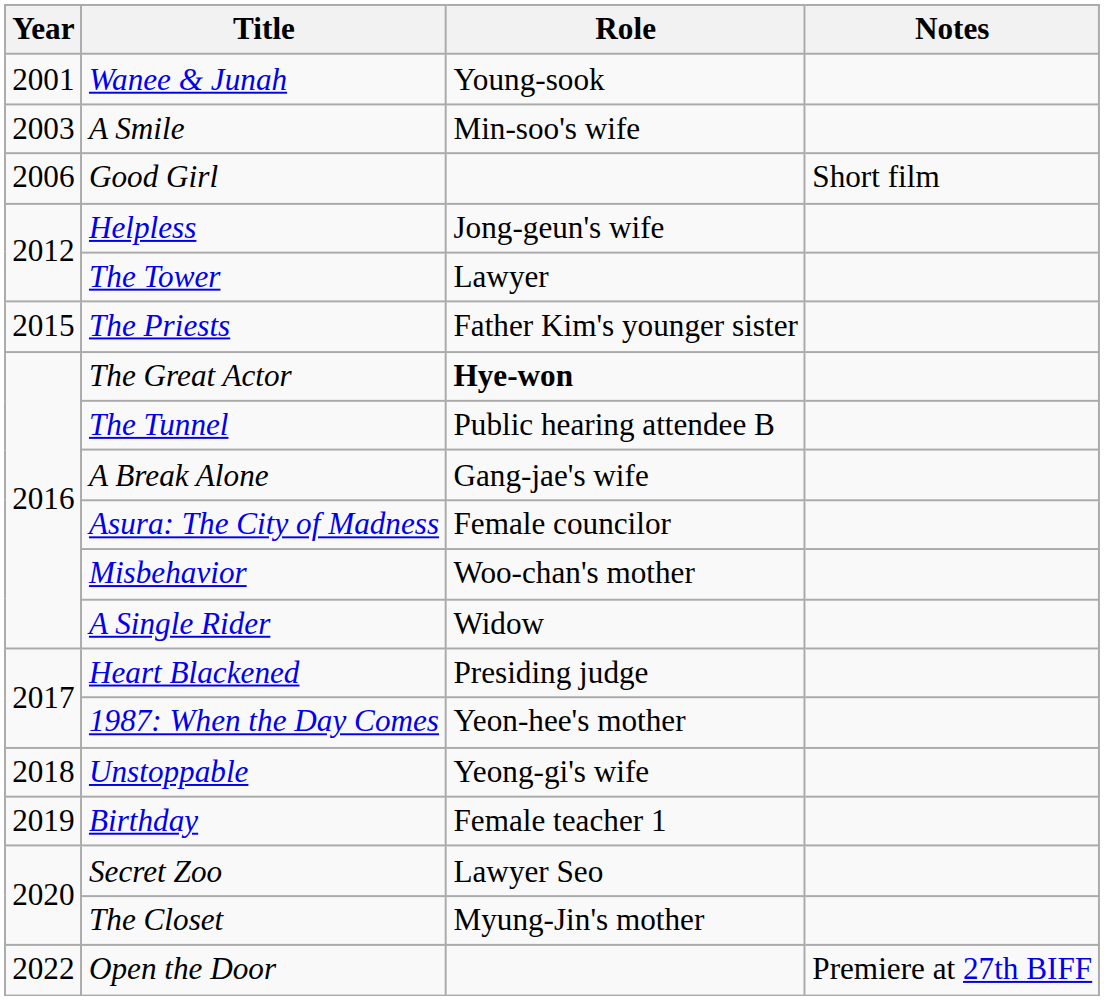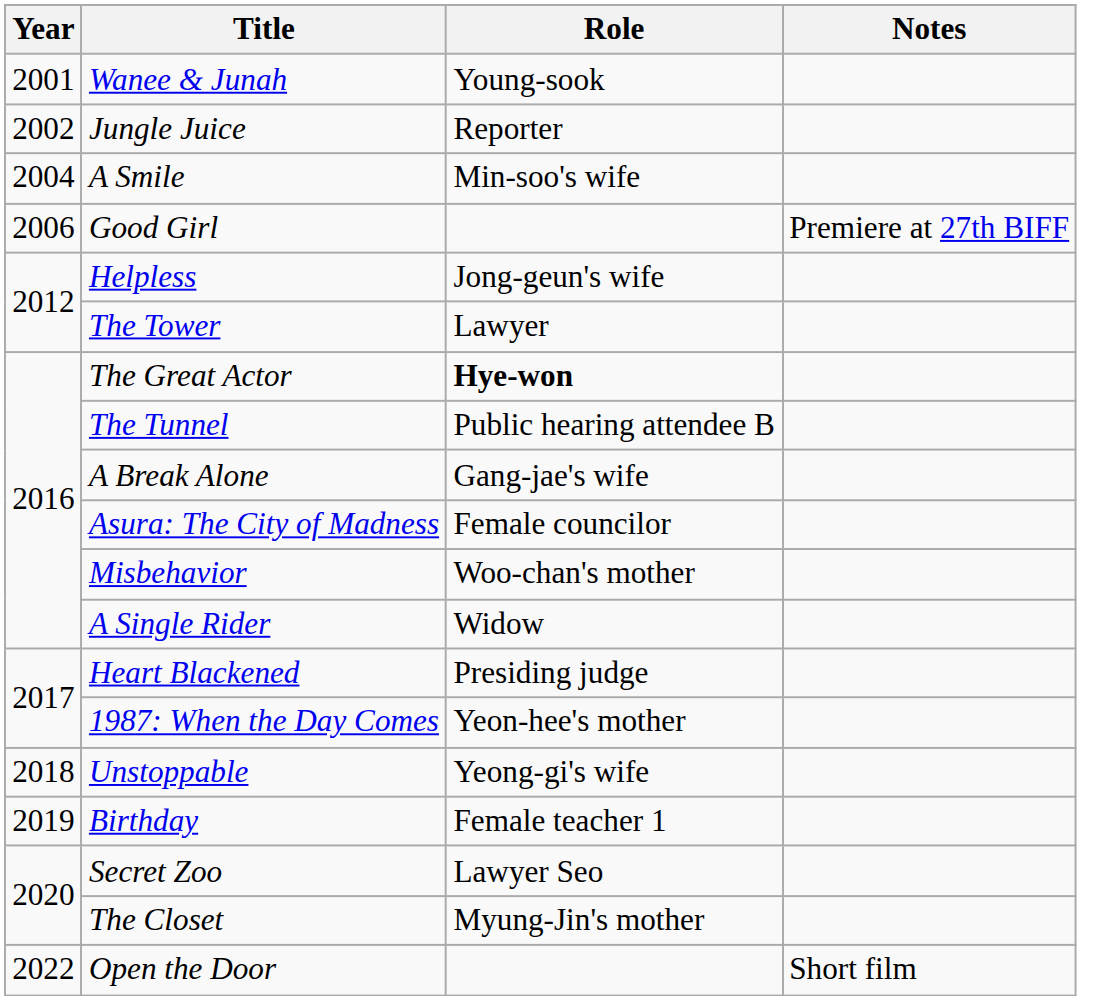+ row: (167, 128)
(43, 128) 2003 -> (43, 177) 2004
(876, 177) Short film -> (929, 227) Premiere at 27th BIFF
- row: (160, 326)
(952, 969) Premiere at 27th BIFF -> (853, 969) Short film
